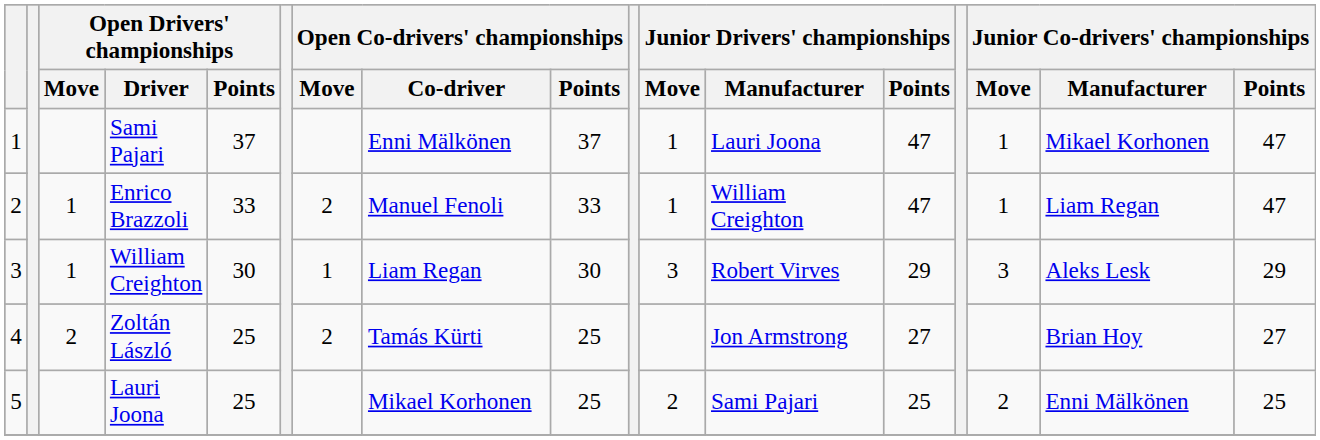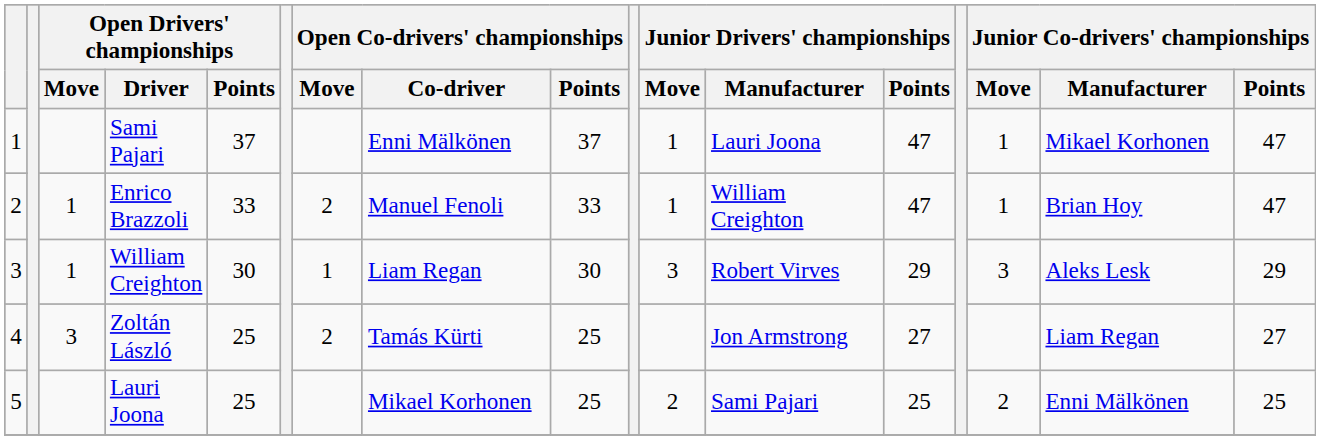(1102, 205) Liam Regan -> (1094, 205) Brian Hoy
(71, 336) 2 -> (71, 336) 3
(1094, 336) Brian Hoy -> (1102, 336) Liam Regan
